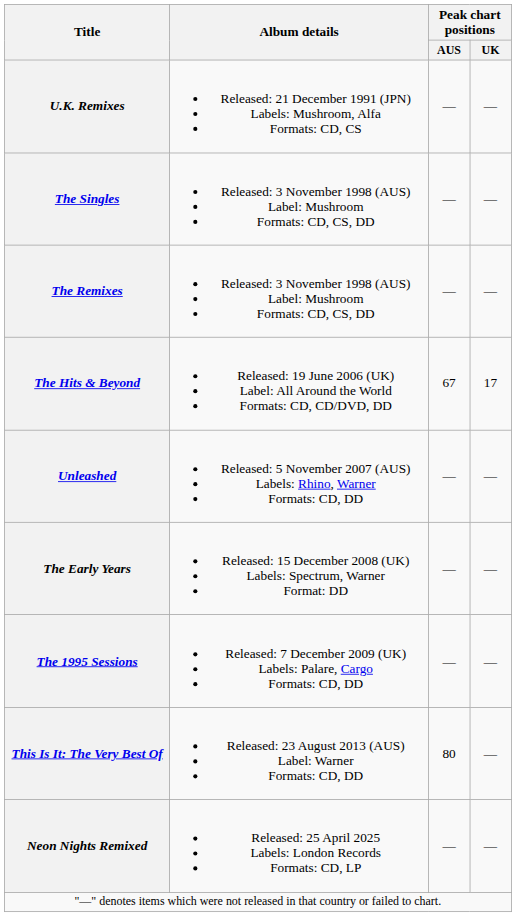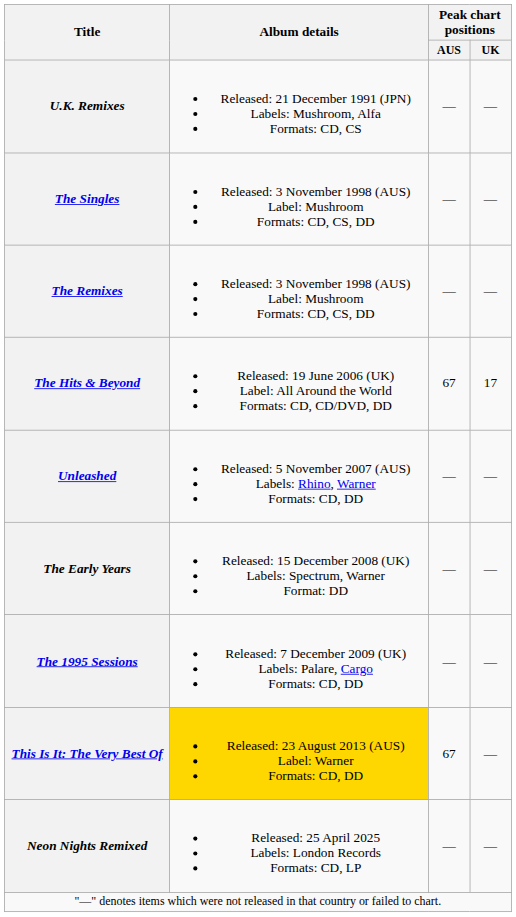(299, 761) no background -> (299, 761) gold background
(449, 753) 80 -> (449, 753) 67
